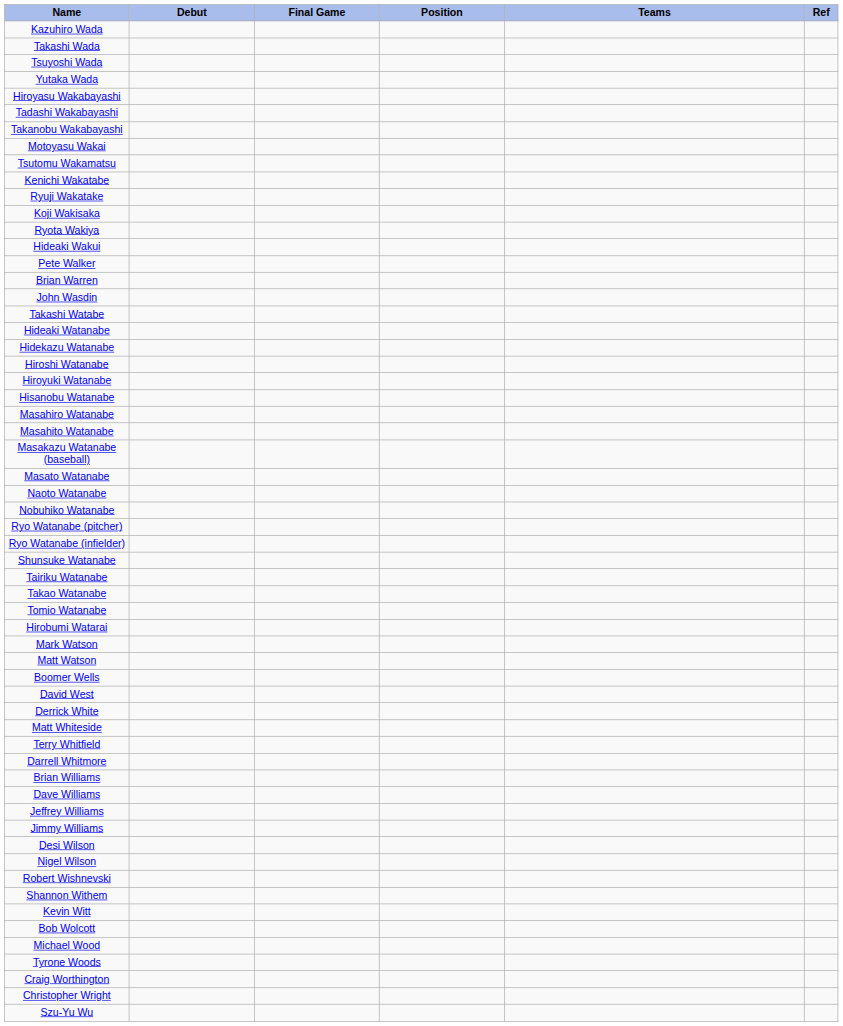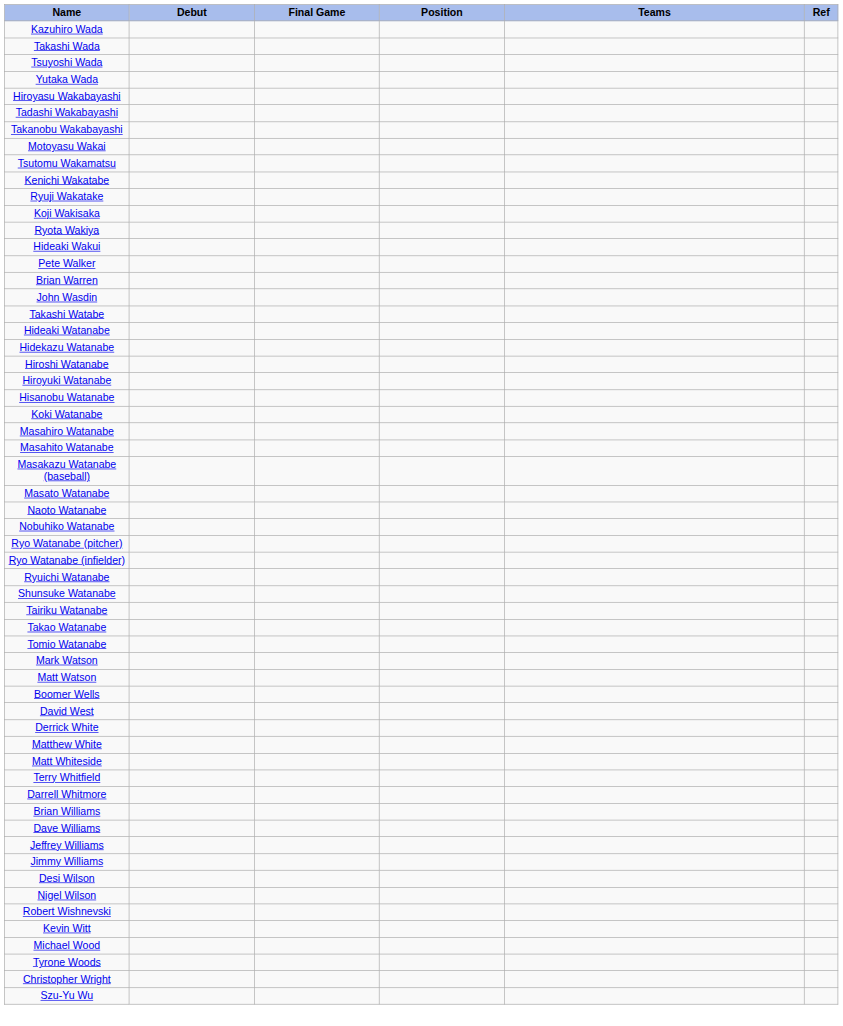+ row: (67, 414)
+ row: (67, 577)
- row: (67, 627)
+ row: (67, 744)
- row: (67, 895)
- row: (67, 929)
- row: (67, 979)
